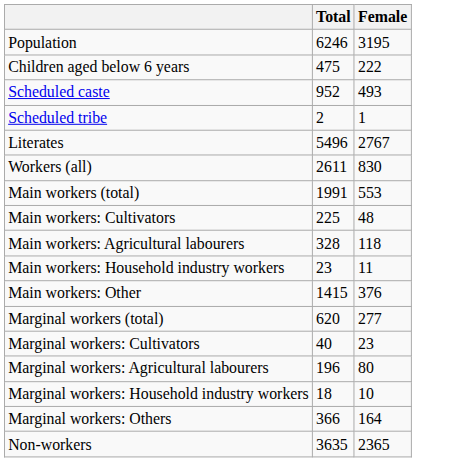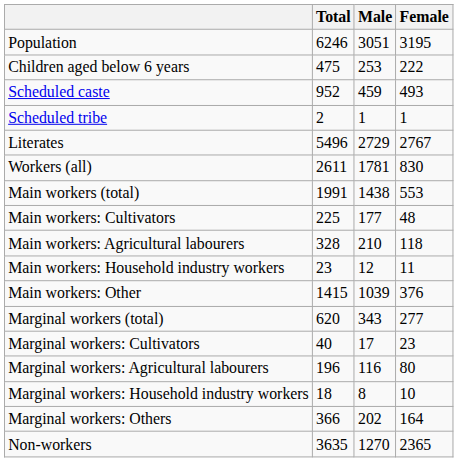+ column: (375, 17)
